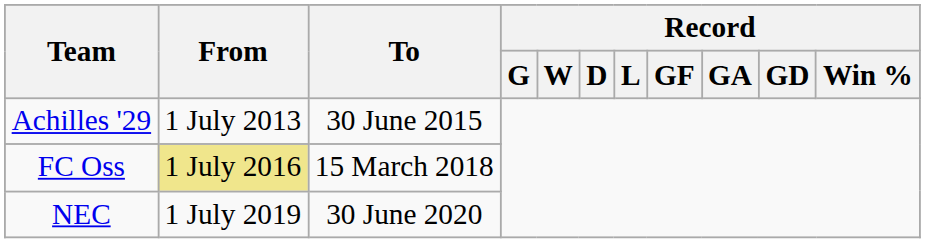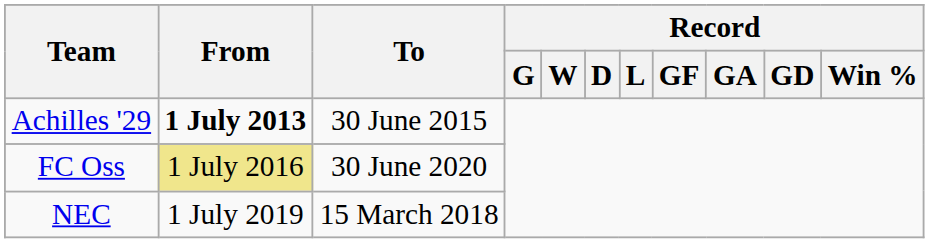(233, 120) normal -> (235, 120) bold
(404, 167) 15 March 2018 -> (409, 167) 30 June 2020
(404, 213) 30 June 2020 -> (409, 213) 15 March 2018
